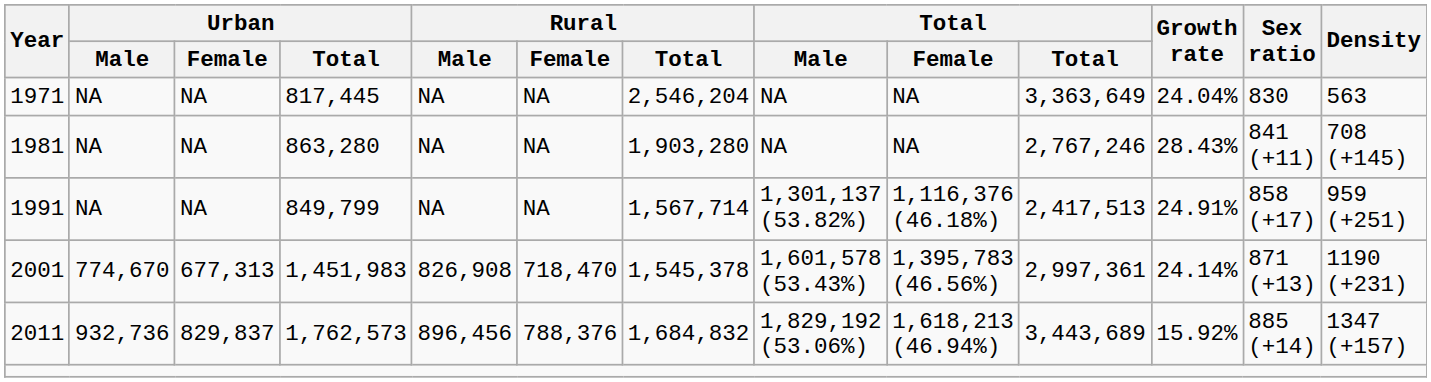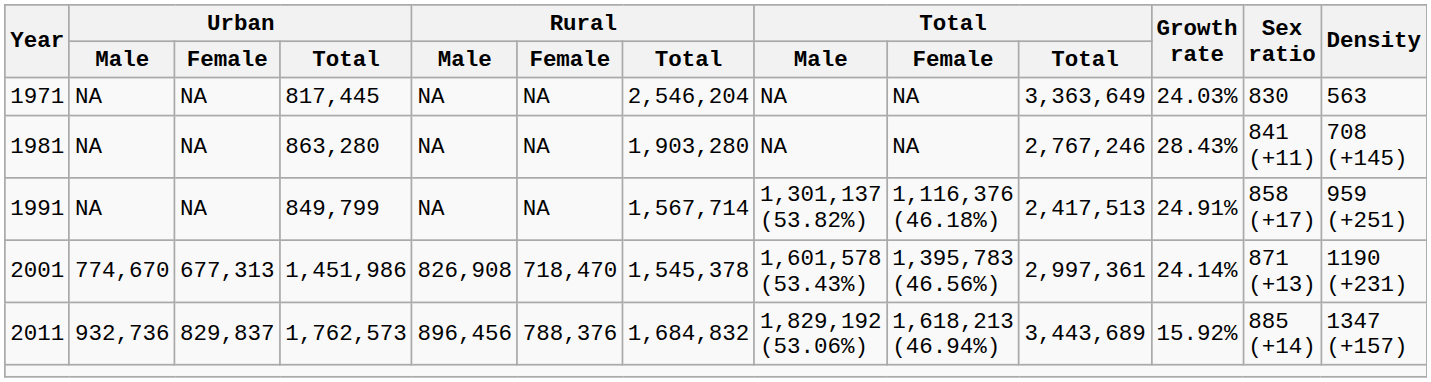(1197, 97) 24.04% -> (1197, 97) 24.03%
(346, 271) 1,451,983 -> (346, 271) 1,451,986
